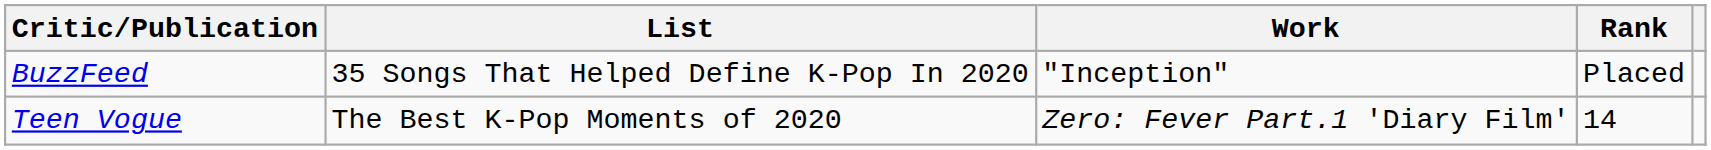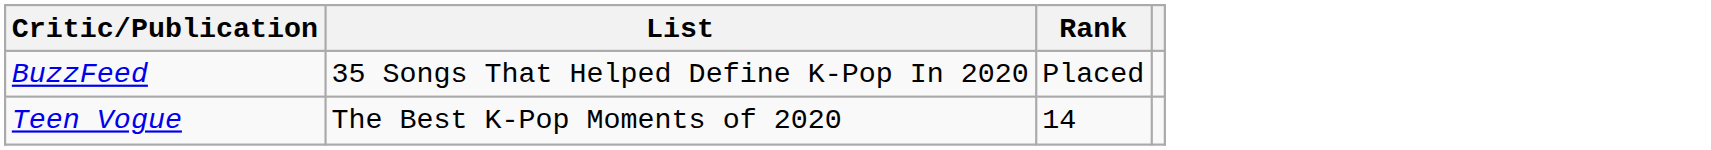- column: (1306, 28)
